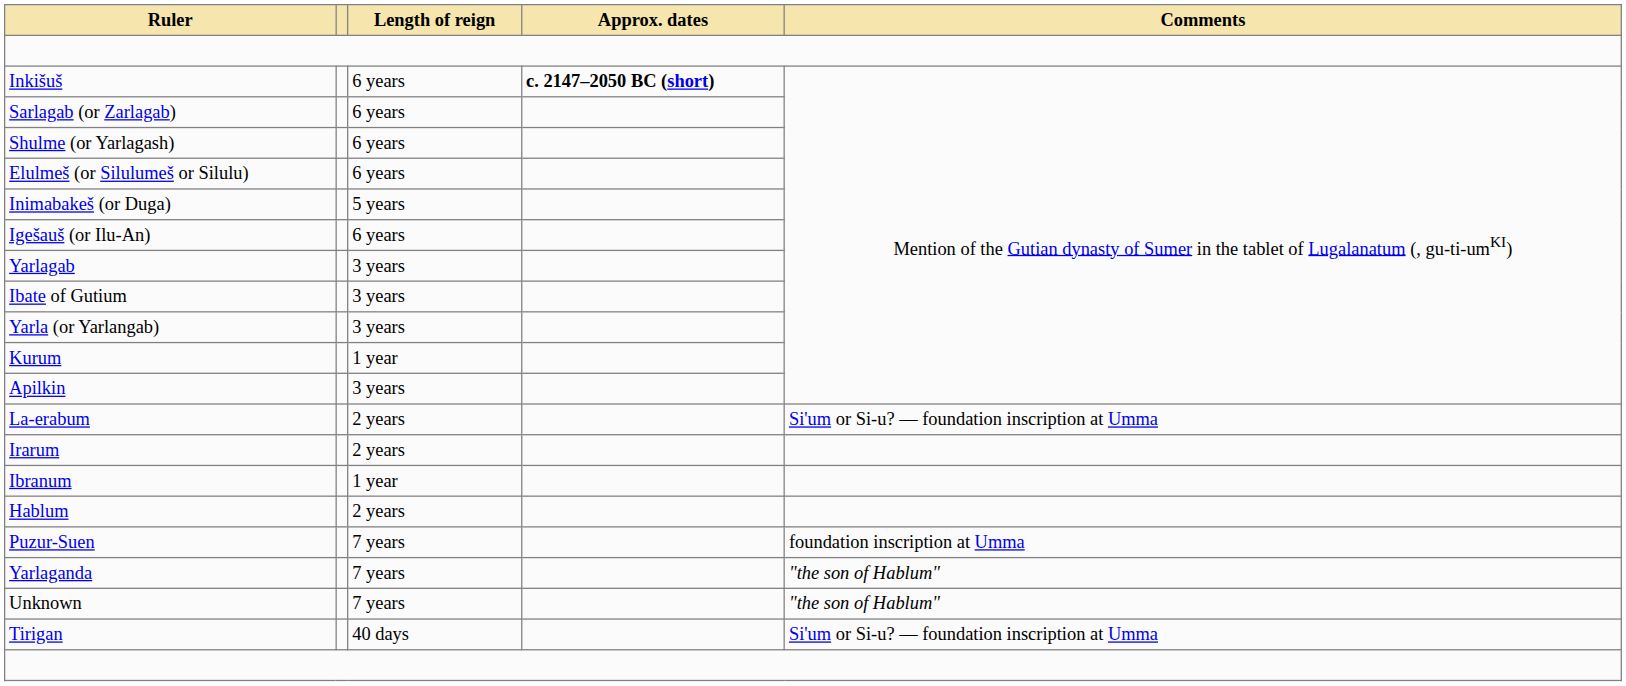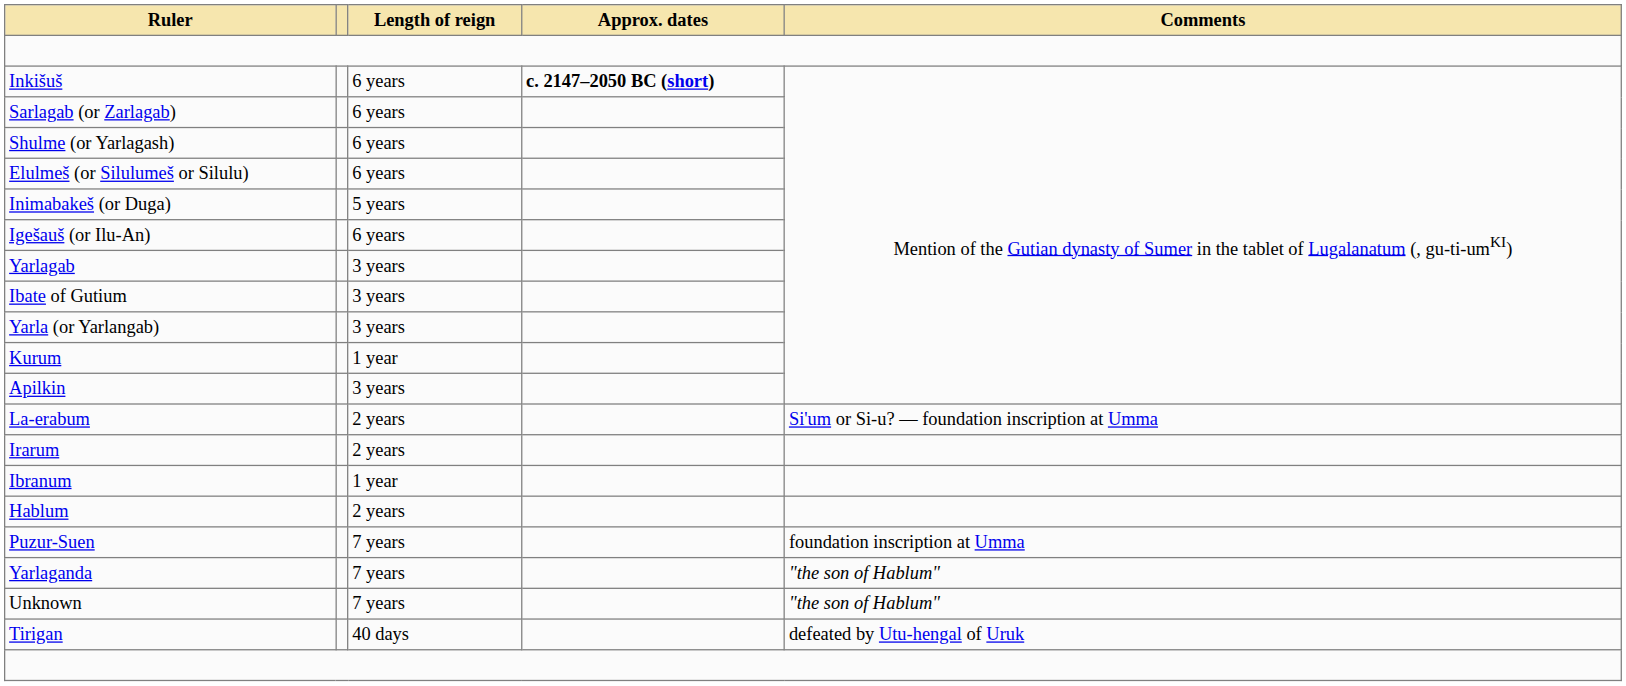(973, 634) Si'um or Si-u? — foundation inscription at Umma -> (907, 634) defeated by Utu-hengal of Uruk
